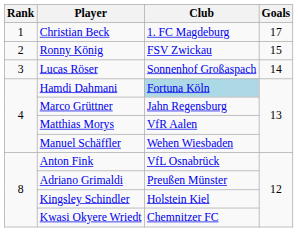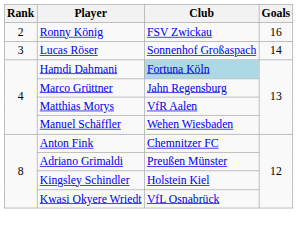- row: (75, 32)
(276, 50) 15 -> (276, 32) 16
(183, 161) VfL Osnabrück -> (183, 143) Chemnitzer FC
(183, 217) Chemnitzer FC -> (183, 198) VfL Osnabrück
